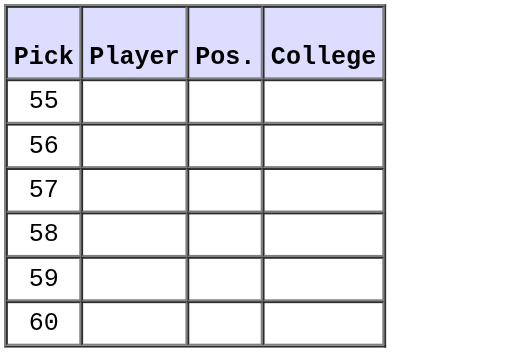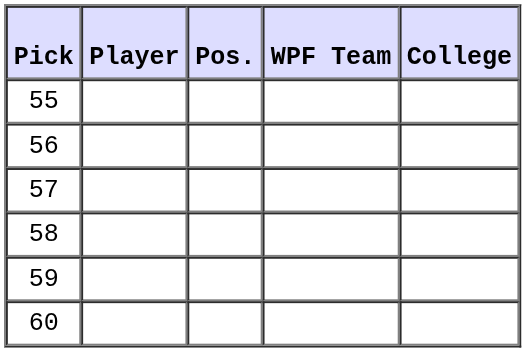+ column: (331, 57)
